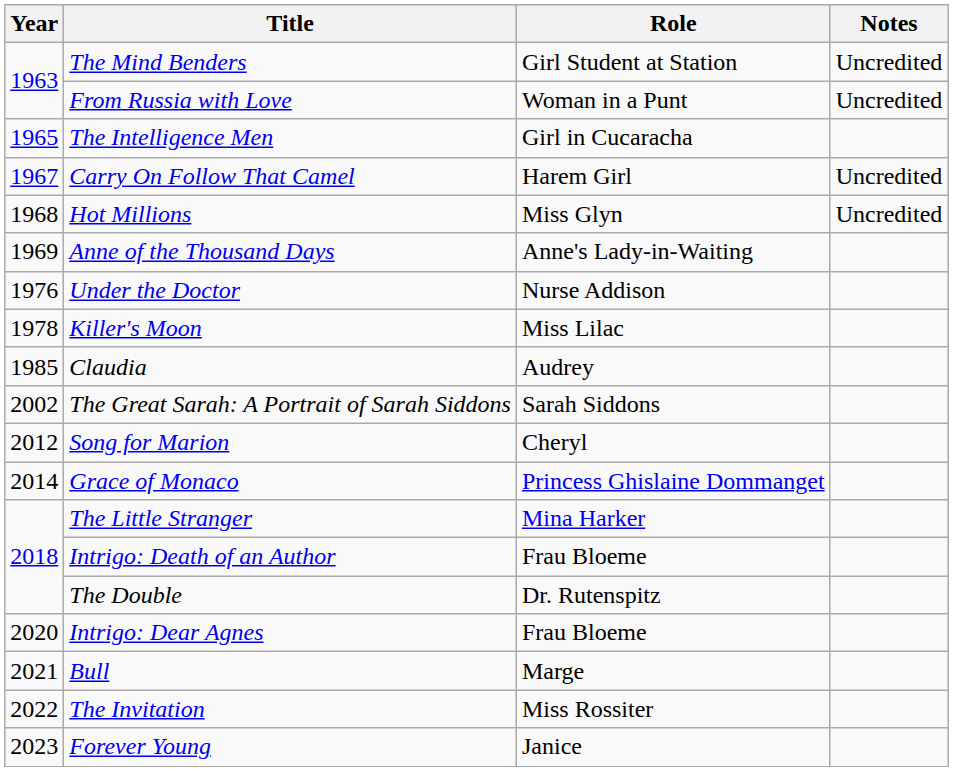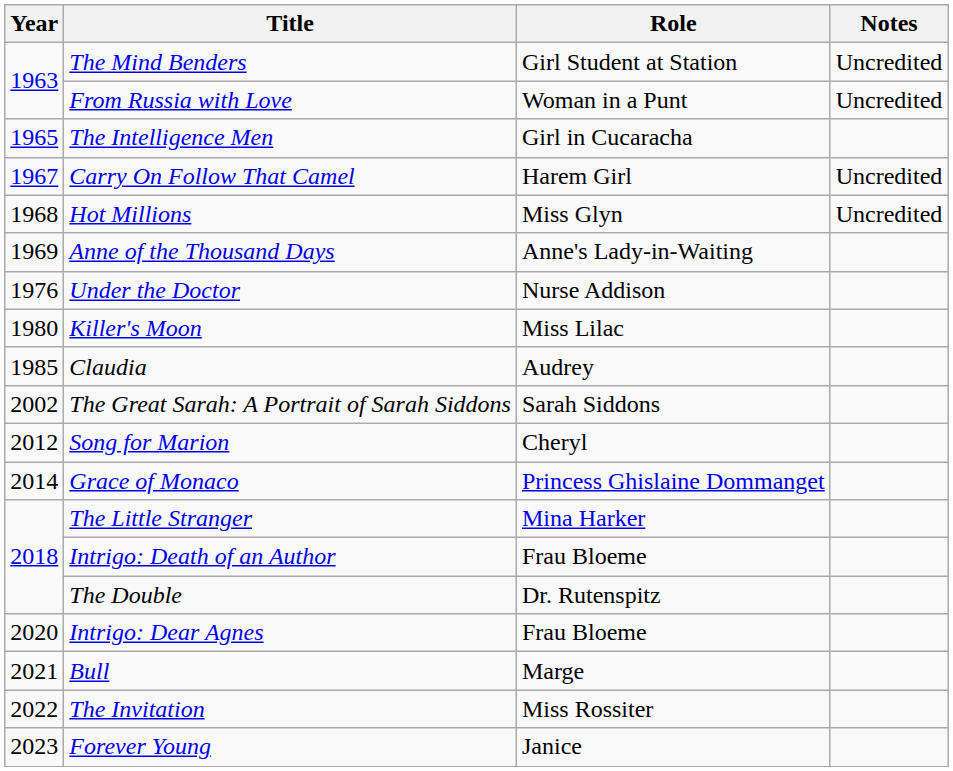(34, 328) 1978 -> (34, 328) 1980
